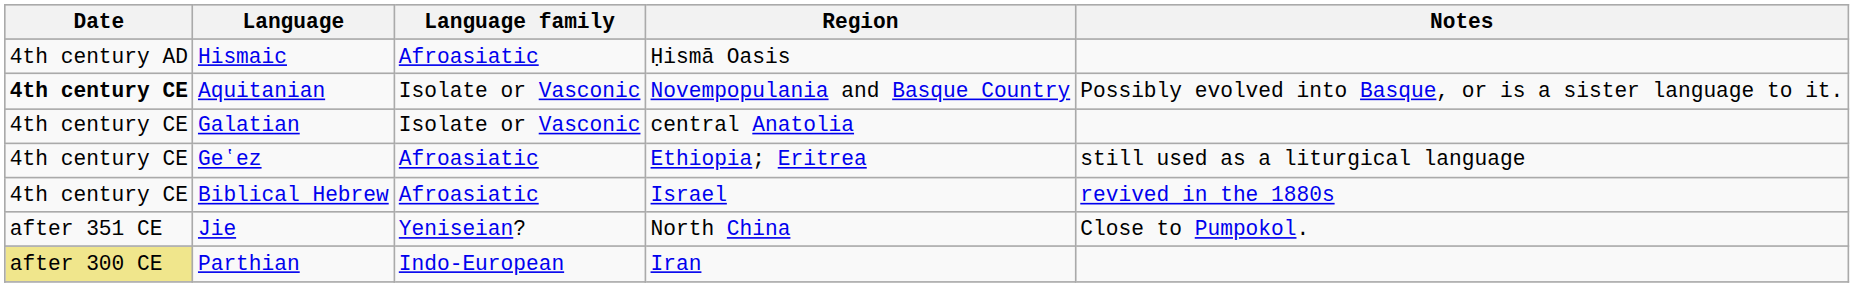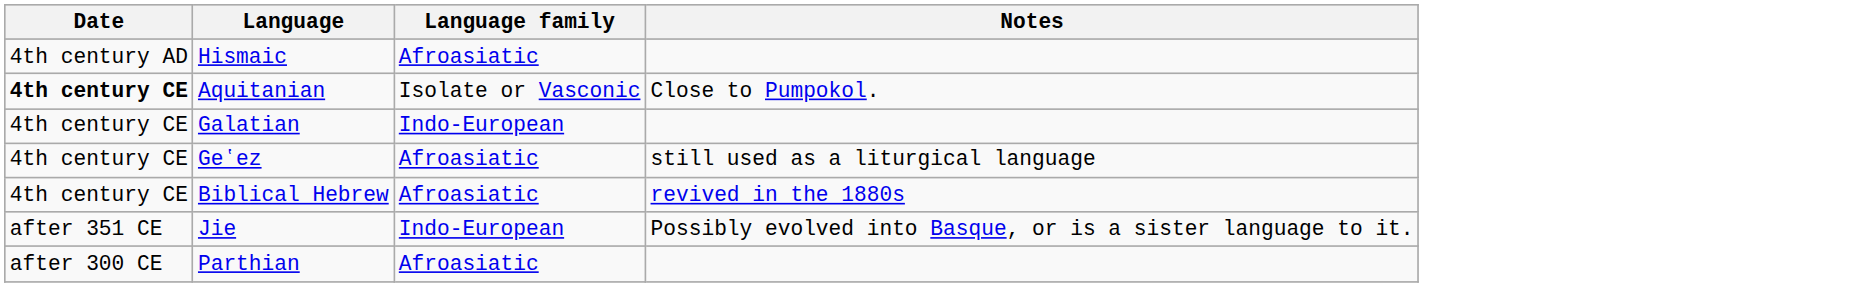- column: (860, 22)
(1462, 91) Possibly evolved into Basque, or is a sister language to it. -> (765, 91) Close to Pumpokol.
(520, 126) Isolate or Vasconic -> (481, 126) Indo-European
(462, 229) Yeniseian? -> (481, 229) Indo-European
(1195, 229) Close to Pumpokol. -> (1032, 229) Possibly evolved into Basque, or is a sister language to it.
(86, 264) khaki background -> (86, 264) no background
(481, 264) Indo-European -> (469, 264) Afroasiatic
